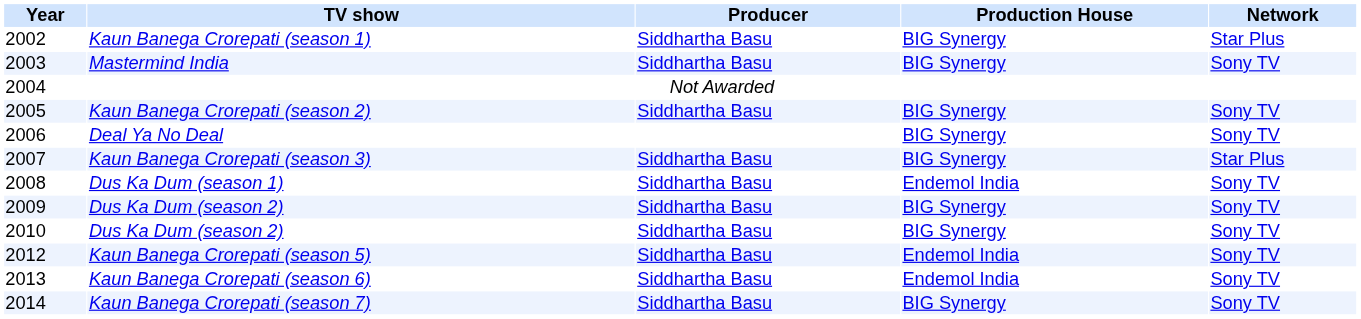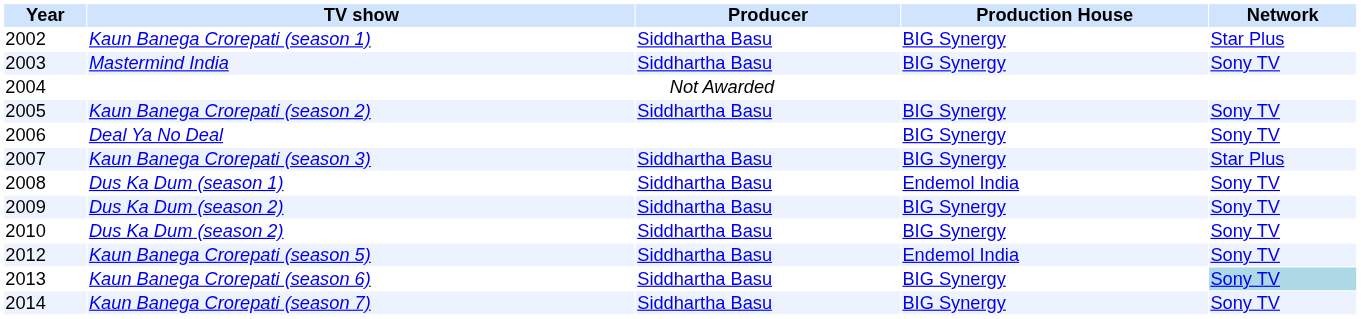(961, 278) Endemol India -> (954, 278) BIG Synergy
(1245, 278) no background -> (1245, 278) lightblue background
